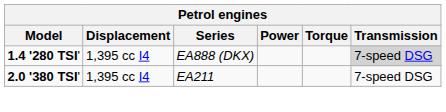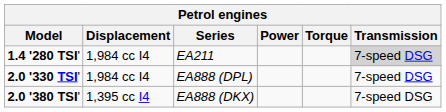(118, 56) 1,395 cc I4 -> (118, 56) 1,984 cc I4
(215, 56) EA888 (DKX) -> (195, 56) EA211
+ row: (44, 77)
(195, 77) EA211 -> (215, 97) EA888 (DKX)
